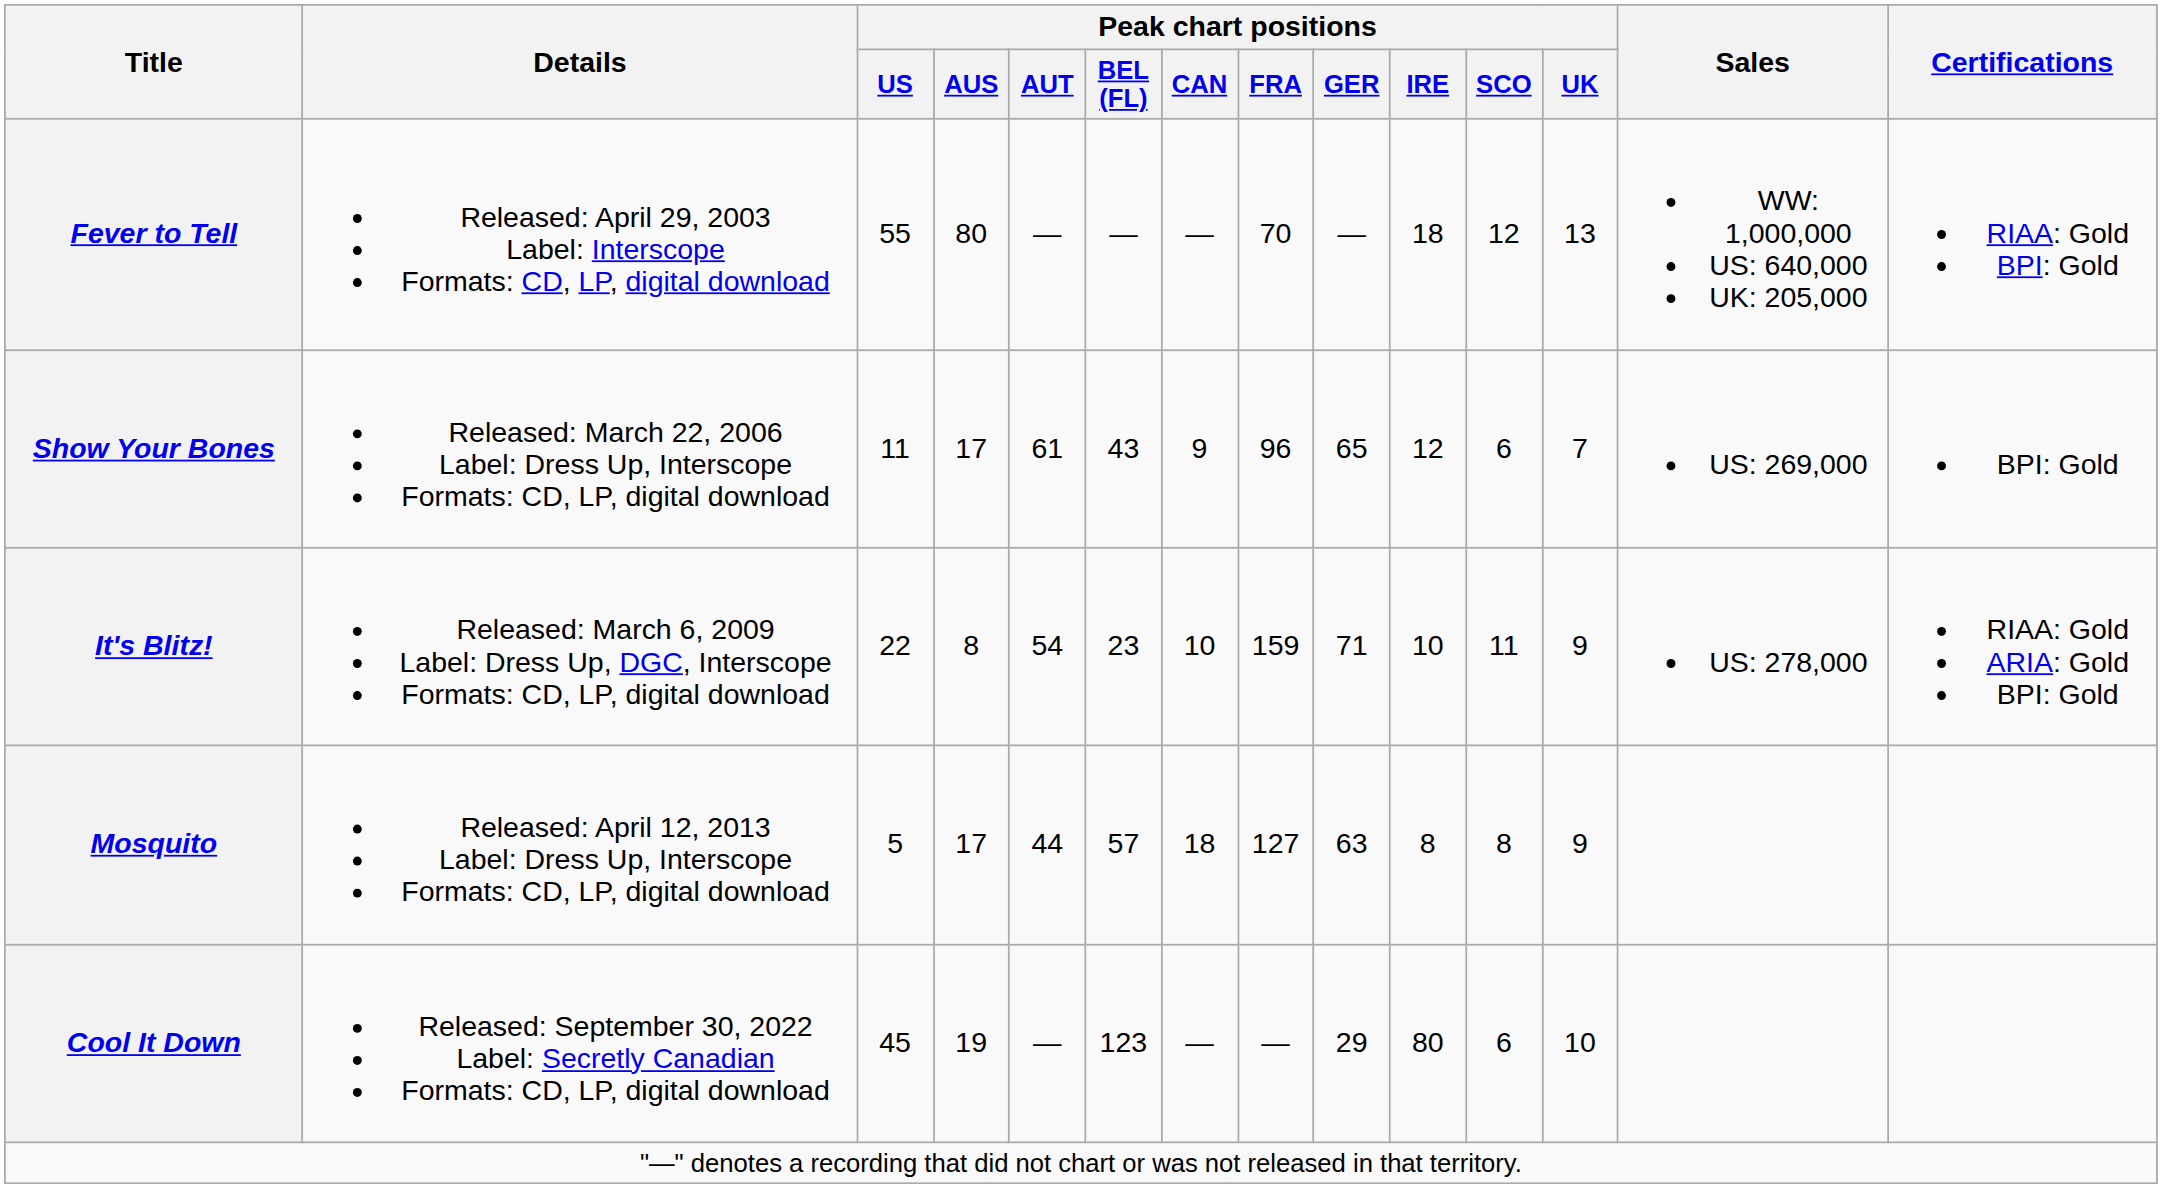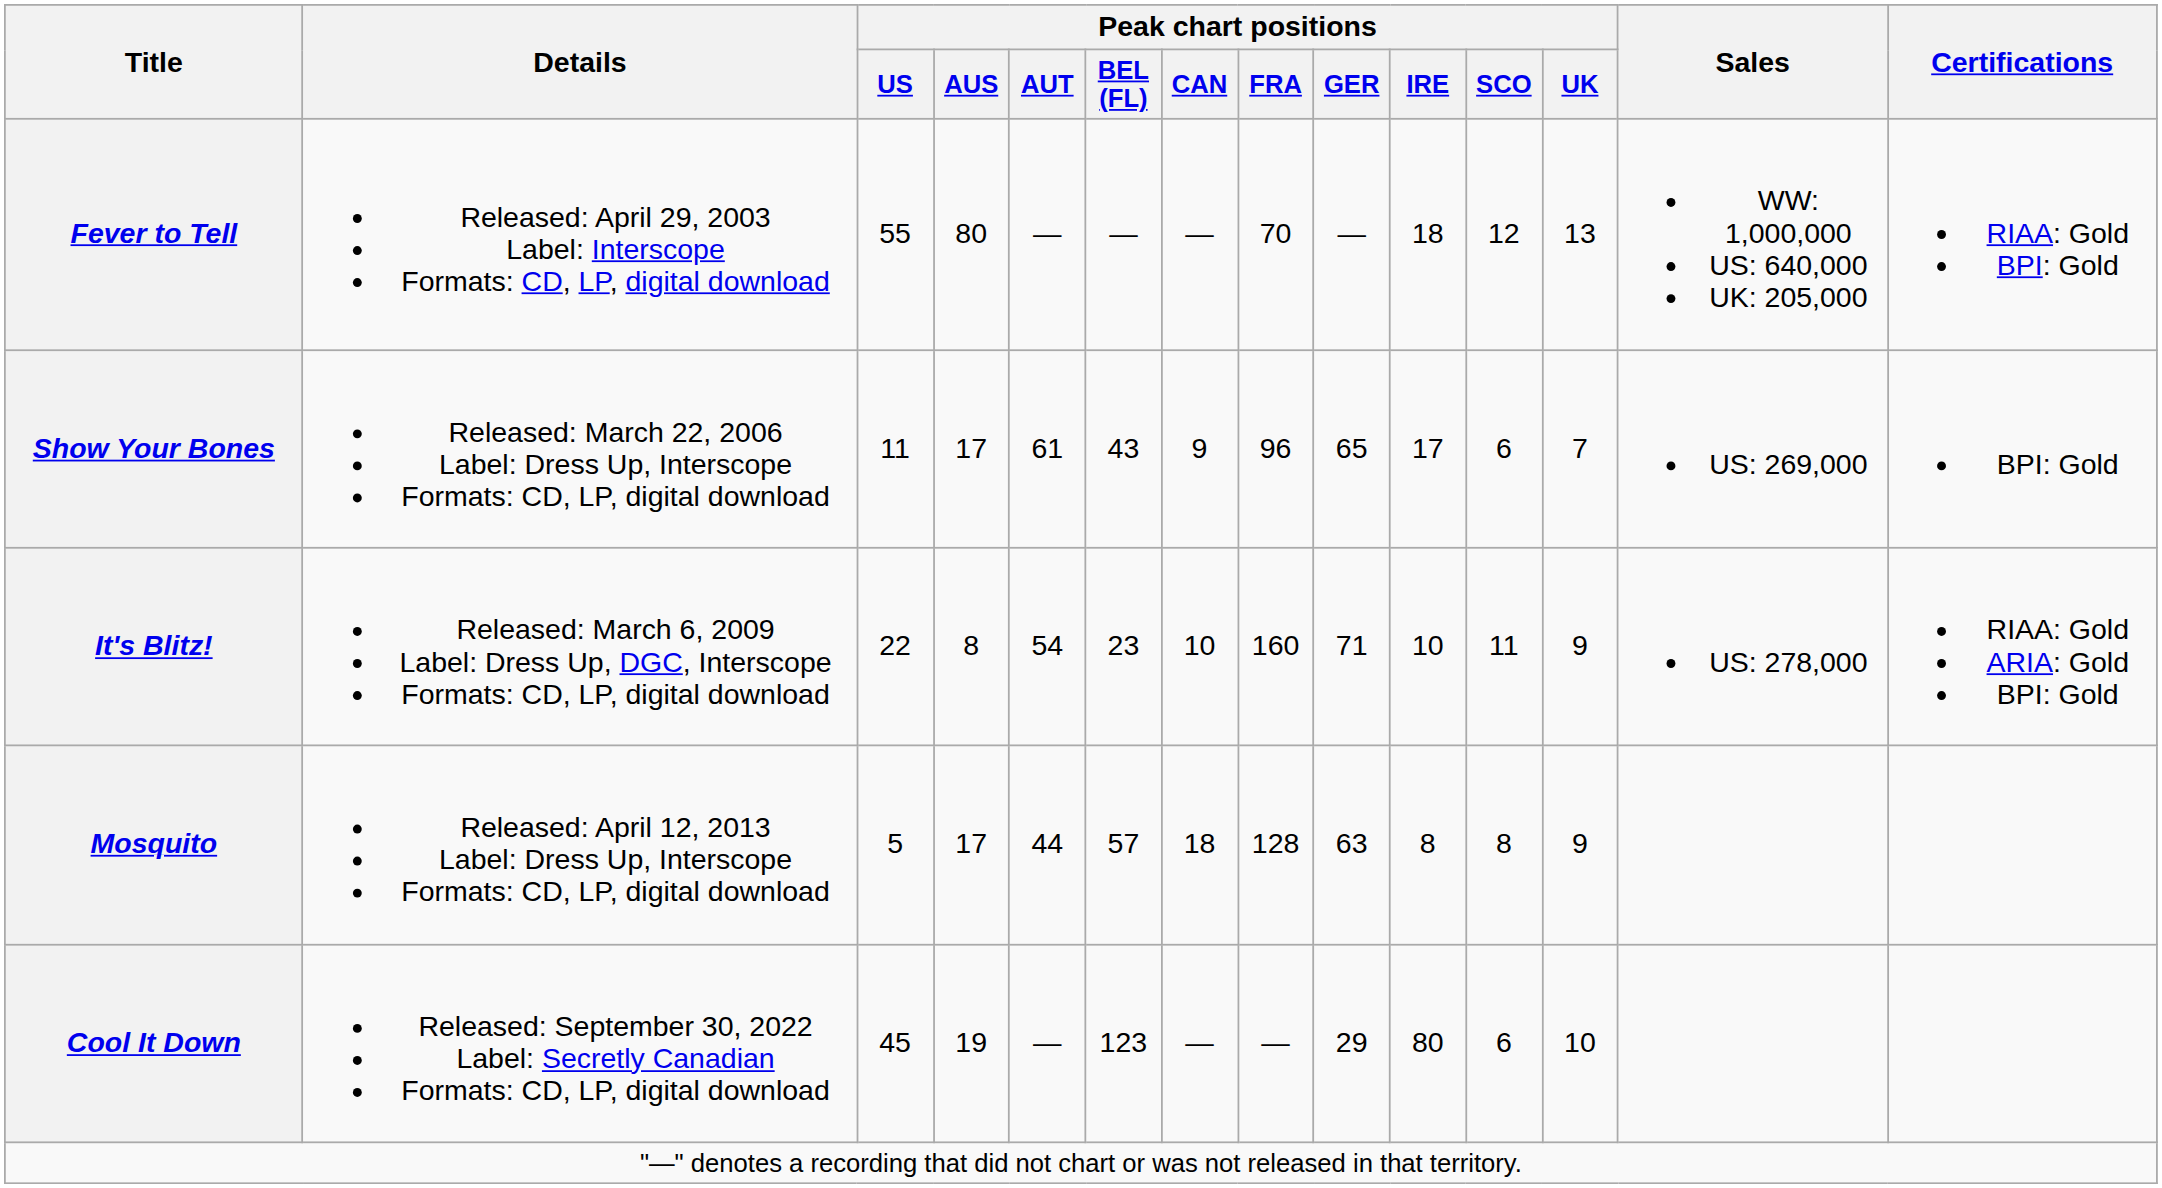(1428, 448) 12 -> (1428, 448) 17
(1276, 646) 159 -> (1276, 646) 160
(1276, 844) 127 -> (1276, 844) 128
